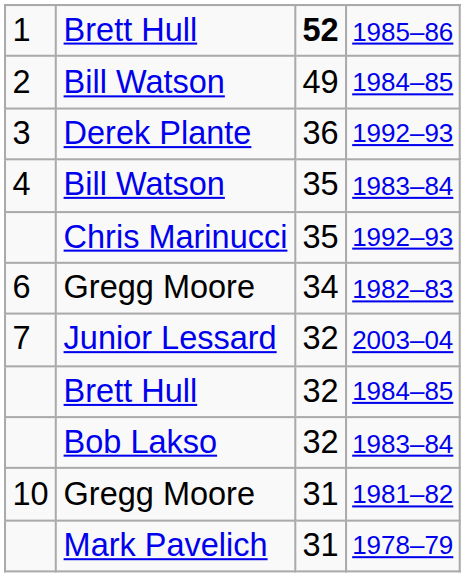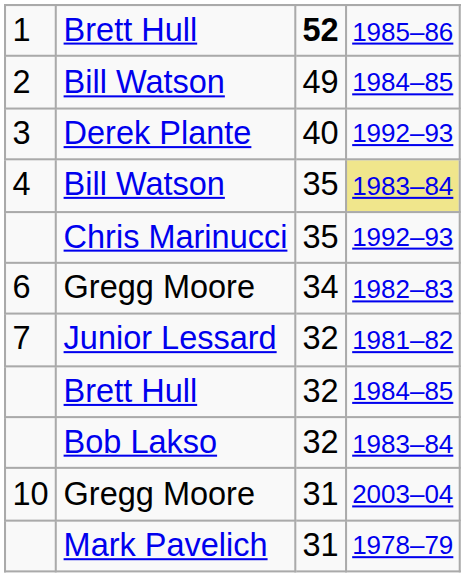(320, 133) 36 -> (320, 133) 40
(403, 185) no background -> (403, 185) khaki background
(403, 340) 2003–04 -> (403, 340) 1981–82
(403, 494) 1981–82 -> (403, 494) 2003–04
